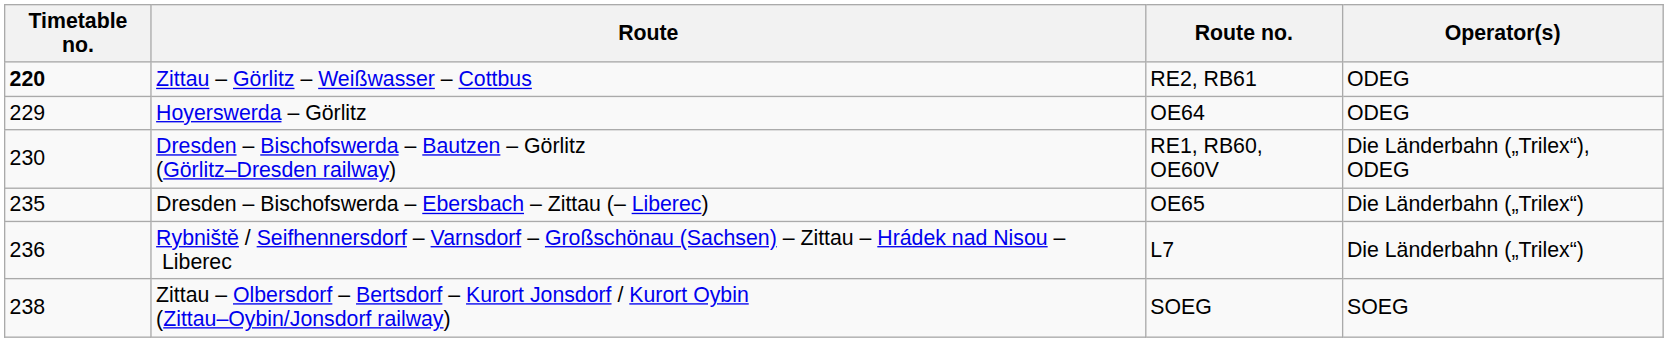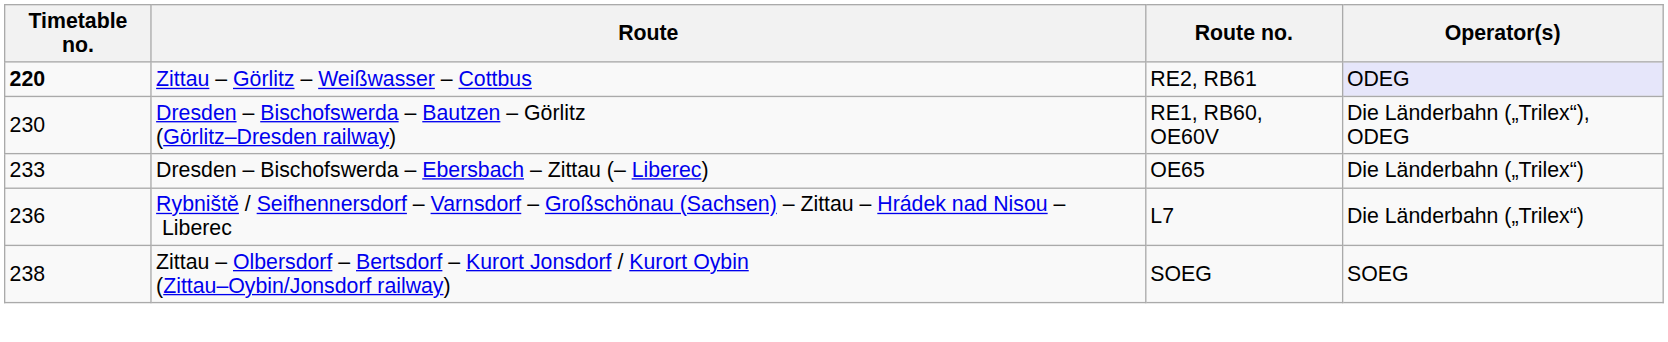(1378, 79) no background -> (1378, 79) lavender background
- row: (261, 112)
(27, 204) 235 -> (27, 170) 233
